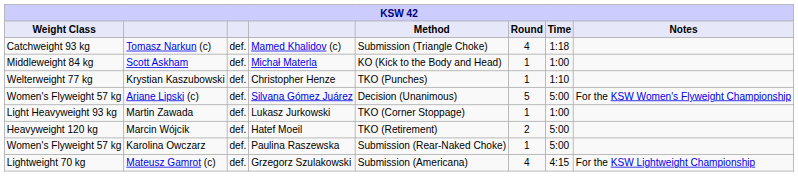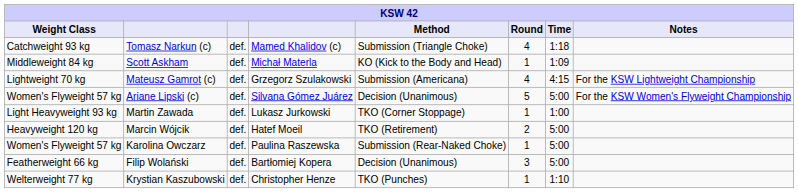(559, 63) 1:00 -> (559, 63) 1:09
rows swapped: (171, 163) <-> (175, 79)
+ row: (157, 163)
